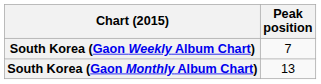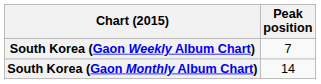(288, 68) 13 -> (288, 68) 14
